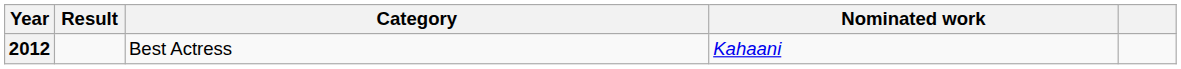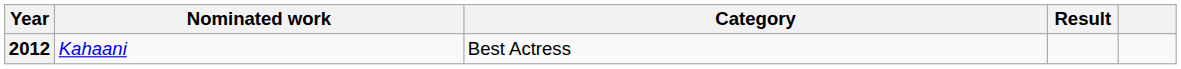columns swapped: (913, 19) <-> (90, 19)
